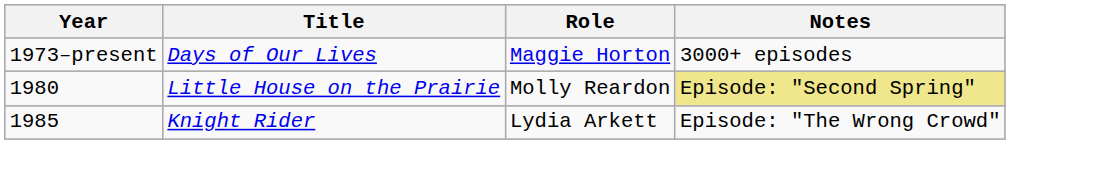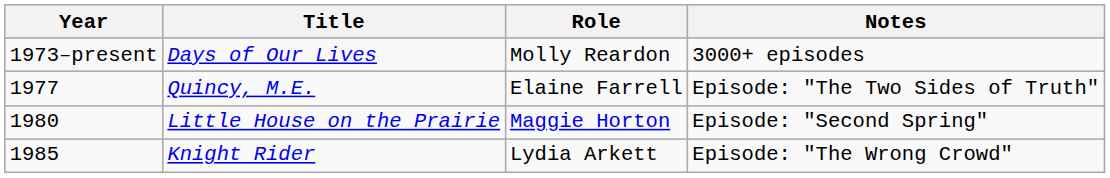(590, 55) Maggie Horton -> (590, 55) Molly Reardon
+ row: (241, 88)
(590, 88) Molly Reardon -> (590, 122) Maggie Horton
(828, 88) khaki background -> (840, 122) no background
